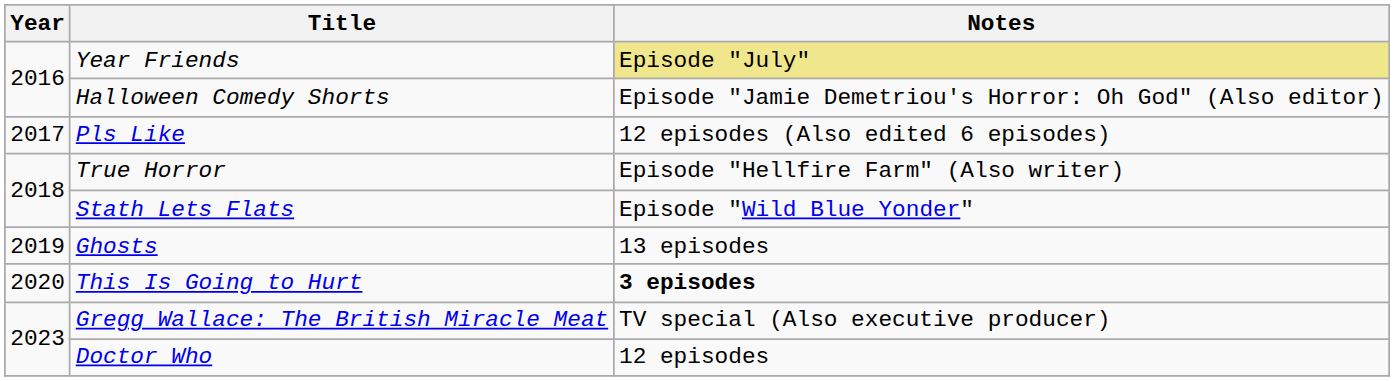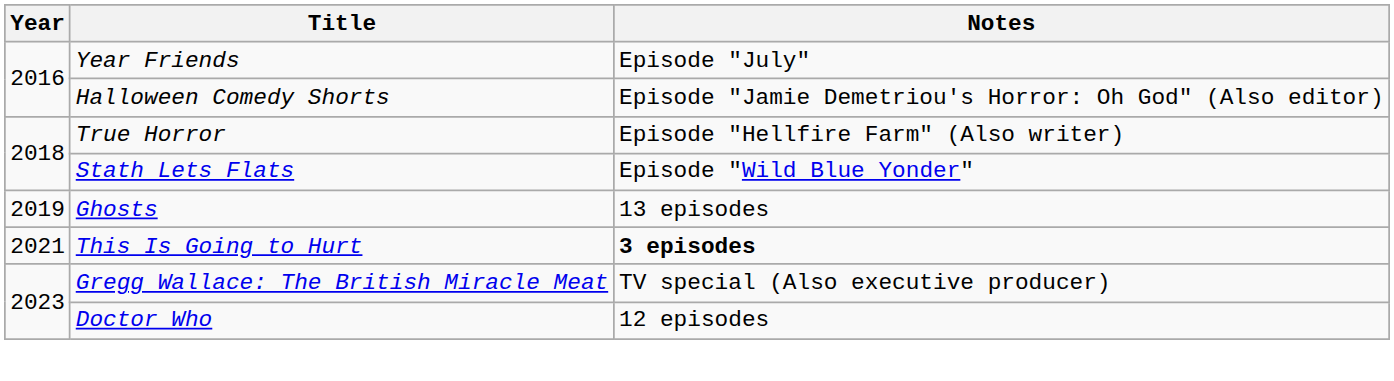(715, 60) khaki background -> (715, 60) no background
- row: (130, 135)
(38, 283) 2020 -> (38, 246) 2021
